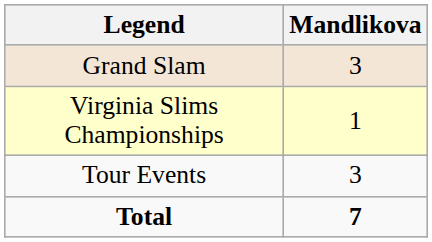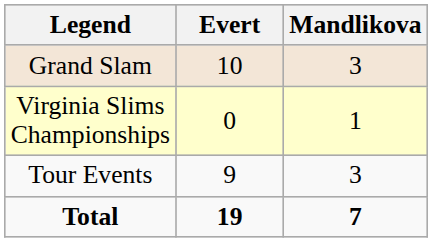+ column: (230, 24)
